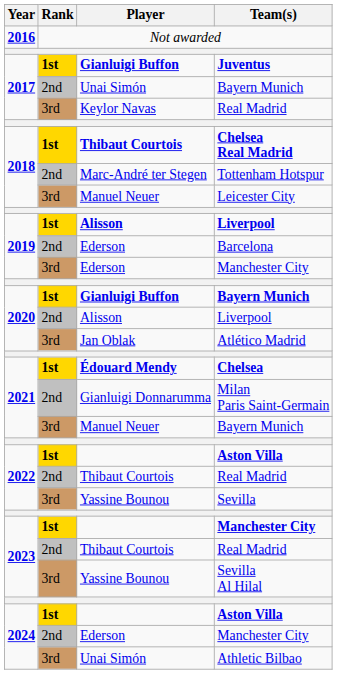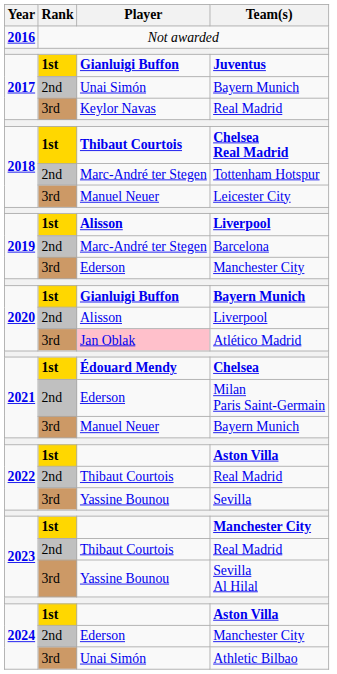(102, 246) Ederson -> (143, 246) Marc-André ter Stegen
(108, 339) no background -> (108, 339) pink background
(145, 397) Gianluigi Donnarumma -> (102, 397) Ederson
